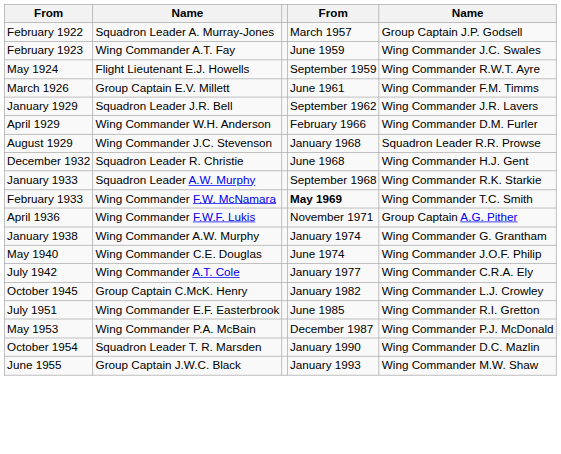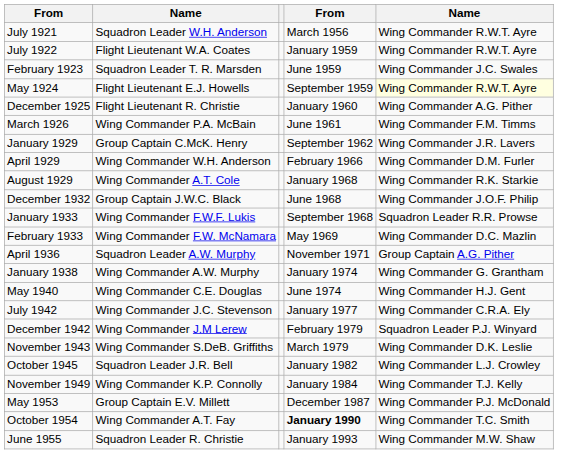+ row: (32, 32)
- row: (45, 32)
+ row: (32, 50)
(165, 50) Wing Commander A.T. Fay -> (179, 69) Squadron Leader T. R. Marsden
(461, 69) no background -> (458, 87) lightyellow background
+ row: (49, 106)
(163, 87) Group Captain E.V. Millett -> (176, 124) Wing Commander P.A. McBain
(164, 106) Squadron Leader J.R. Bell -> (171, 143) Group Captain C.McK. Henry
(184, 143) Wing Commander J.C. Stevenson -> (168, 180) Wing Commander A.T. Cole
(461, 143) Squadron Leader R.R. Prowse -> (458, 180) Wing Commander R.K. Starkie
(170, 161) Squadron Leader R. Christie -> (168, 198) Group Captain J.W.C. Black
(455, 161) Wing Commander H.J. Gent -> (458, 198) Wing Commander J.O.F. Philip
(175, 180) Squadron Leader A.W. Murphy -> (175, 217) Wing Commander F.W.F. Lukis
(462, 180) Wing Commander R.K. Starkie -> (458, 217) Squadron Leader R.R. Prowse
(316, 198) bold -> (312, 236) normal
(457, 198) Wing Commander T.C. Smith -> (457, 236) Wing Commander D.C. Mazlin
(175, 217) Wing Commander F.W.F. Lukis -> (175, 254) Squadron Leader A.W. Murphy
(462, 254) Wing Commander J.O.F. Philip -> (452, 291) Wing Commander H.J. Gent
(168, 273) Wing Commander A.T. Cole -> (184, 310) Wing Commander J.C. Stevenson
+ row: (49, 328)
+ row: (49, 347)
(171, 291) Group Captain C.McK. Henry -> (164, 365) Squadron Leader J.R. Bell
+ row: (49, 384)
- row: (32, 310)
(176, 328) Wing Commander P.A. McBain -> (163, 402) Group Captain E.V. Millett
(179, 347) Squadron Leader T. R. Marsden -> (165, 421) Wing Commander A.T. Fay
(325, 347) normal -> (324, 421) bold
(461, 347) Wing Commander D.C. Mazlin -> (454, 421) Wing Commander T.C. Smith
(168, 365) Group Captain J.W.C. Black -> (170, 439) Squadron Leader R. Christie
